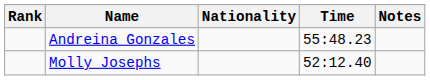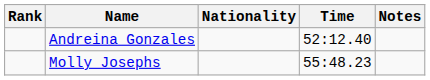(337, 40) 55:48.23 -> (337, 40) 52:12.40
(337, 63) 52:12.40 -> (337, 63) 55:48.23
